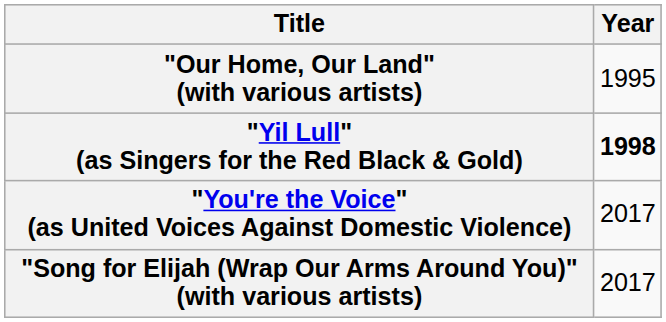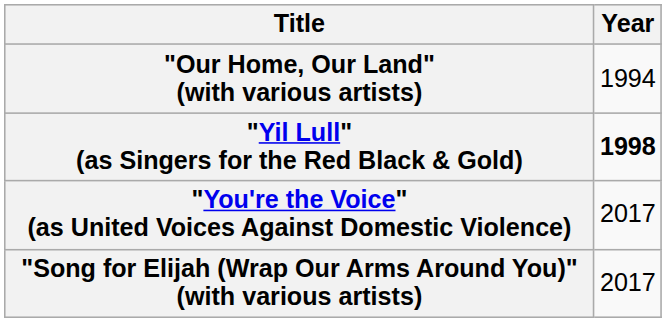(628, 78) 1995 -> (628, 78) 1994
